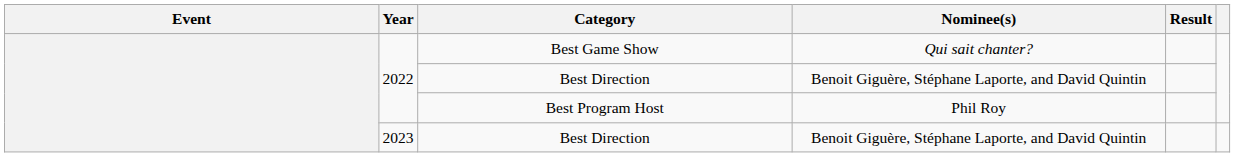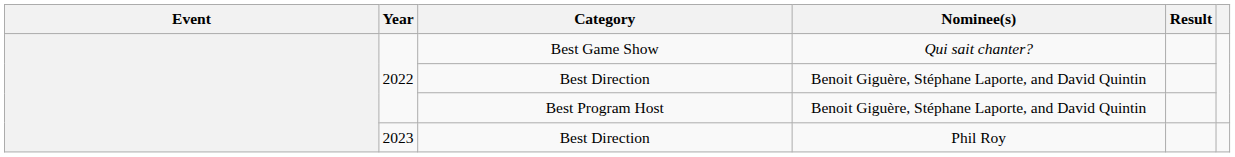(979, 108) Phil Roy -> (979, 108) Benoit Giguère, Stéphane Laporte, and David Quintin
(979, 137) Benoit Giguère, Stéphane Laporte, and David Quintin -> (979, 137) Phil Roy
